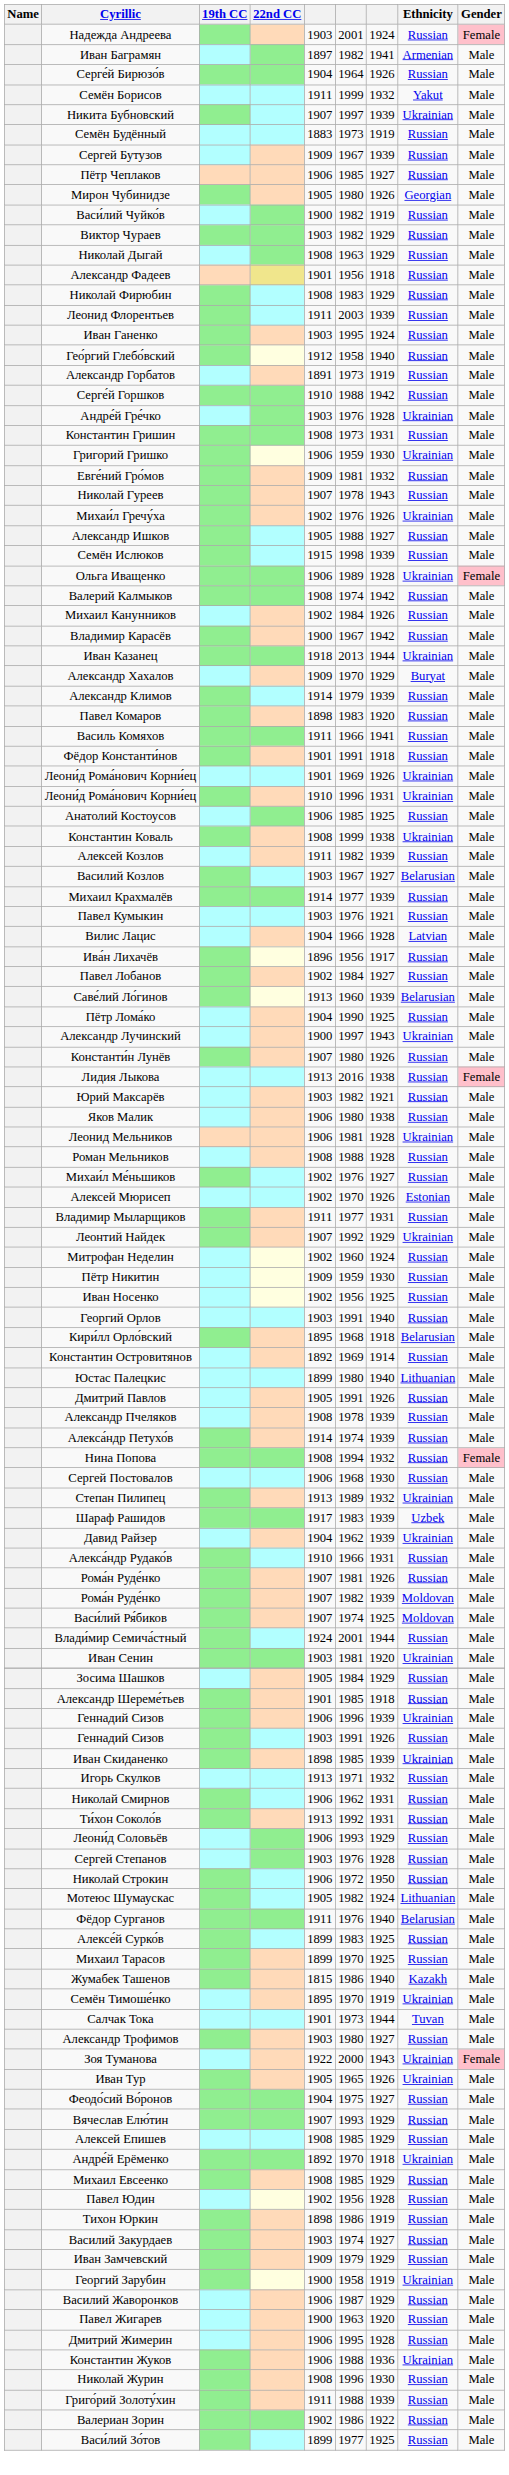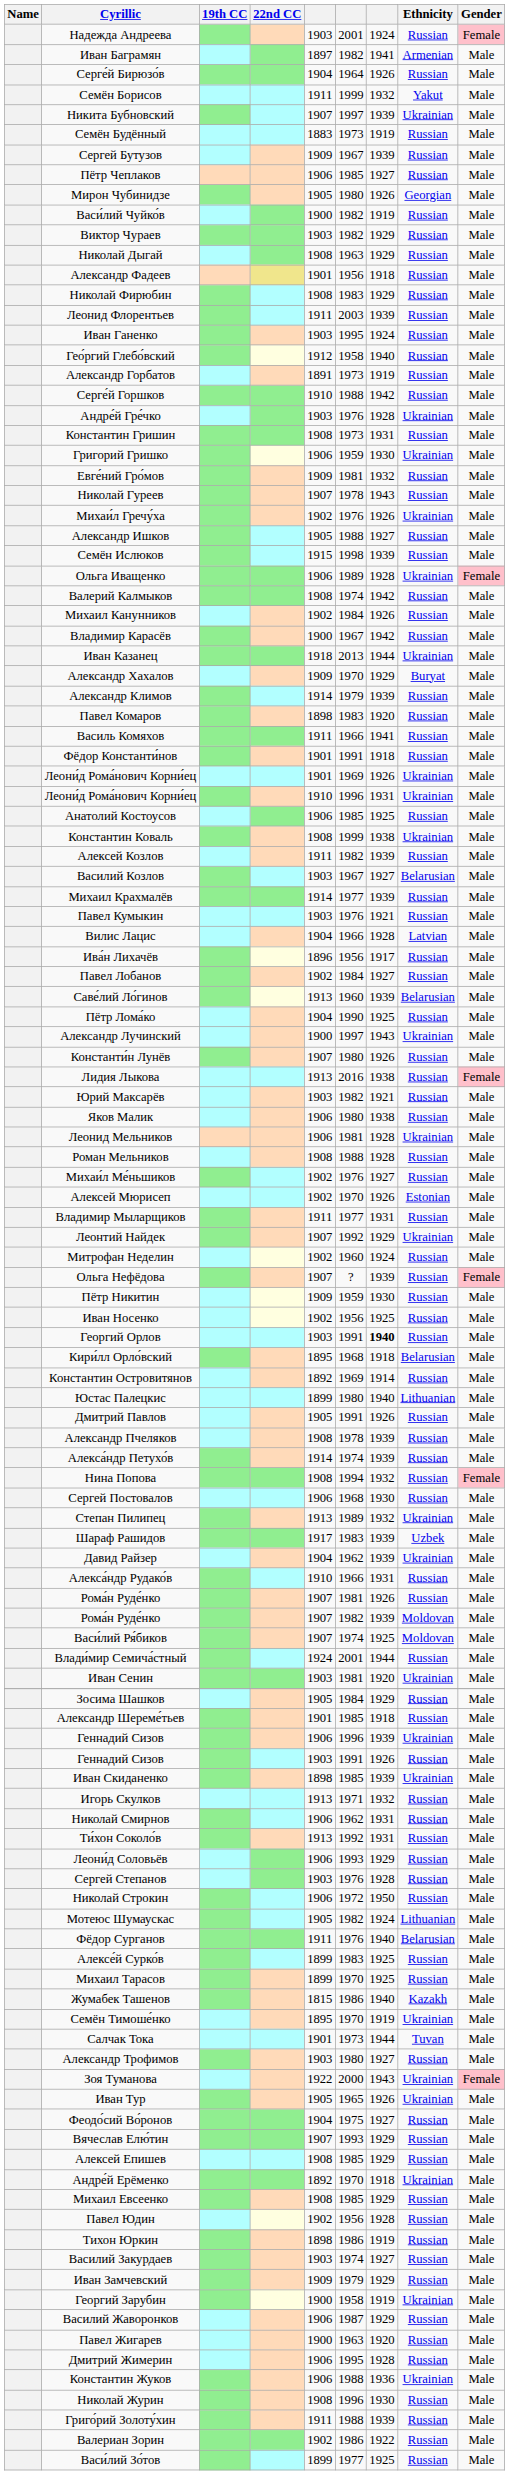+ row: (23, 1277)
(382, 1317) normal -> (382, 1337) bold
